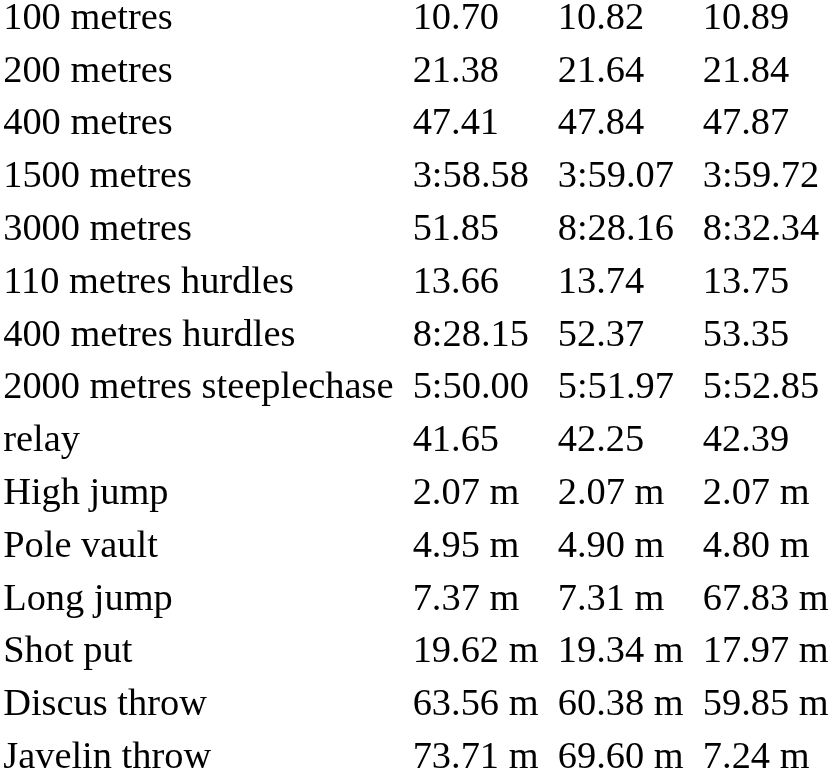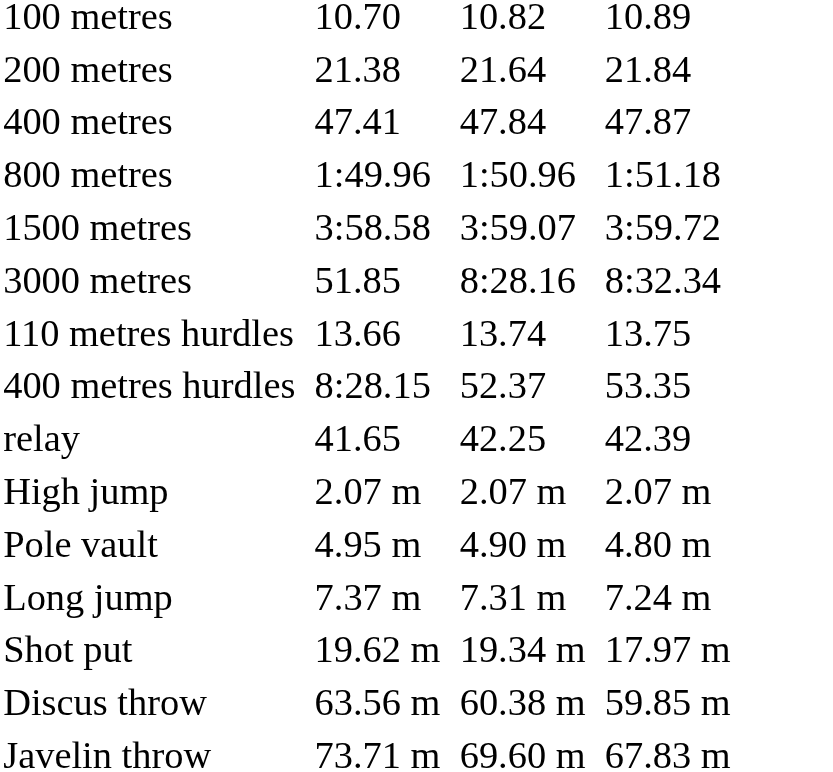+ row: (88, 174)
- row: (198, 385)
(766, 596) 67.83 m -> (658, 596) 7.24 m
(756, 755) 7.24 m -> (668, 755) 67.83 m
